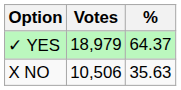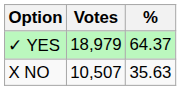(96, 72) 10,506 -> (96, 72) 10,507
